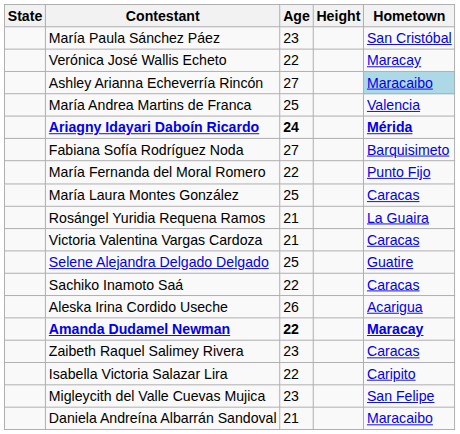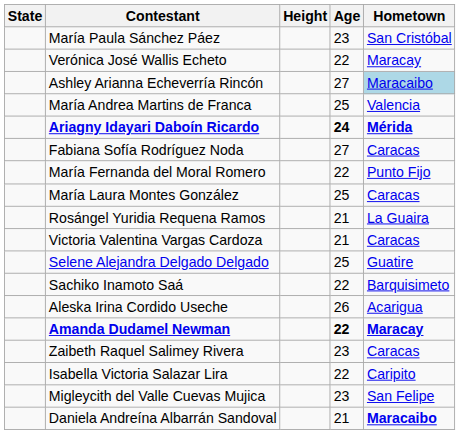columns swapped: (297, 16) <-> (338, 16)
(408, 150) Barquisimeto -> (393, 150) Caracas
(393, 284) Caracas -> (408, 284) Barquisimeto
(400, 419) normal -> (402, 419) bold
